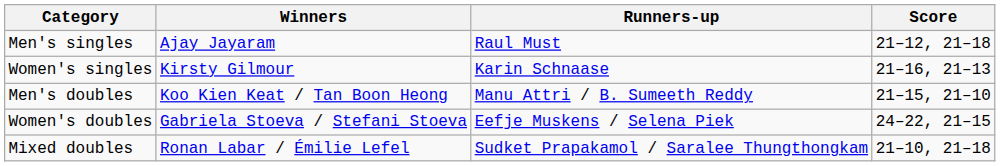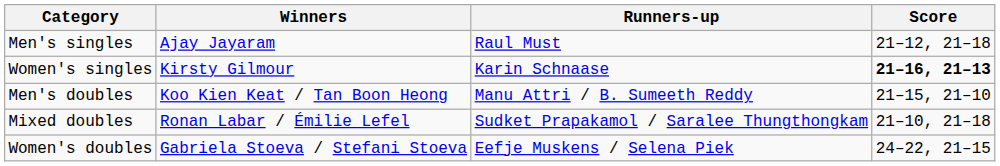(933, 70) normal -> (933, 70) bold
rows swapped: (80, 122) <-> (71, 148)
